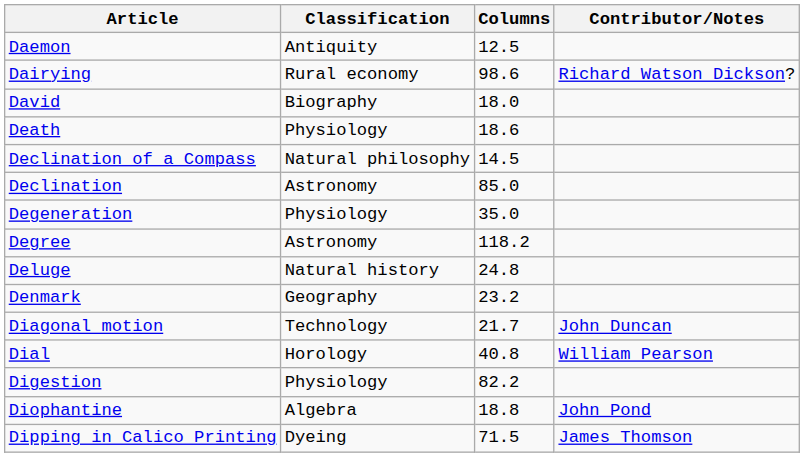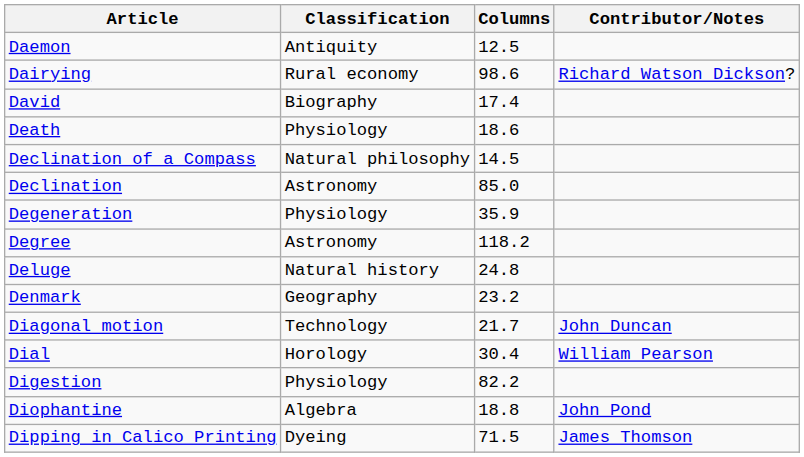(499, 103) 18.0 -> (499, 103) 17.4
(499, 214) 35.0 -> (499, 214) 35.9
(499, 354) 40.8 -> (499, 354) 30.4
